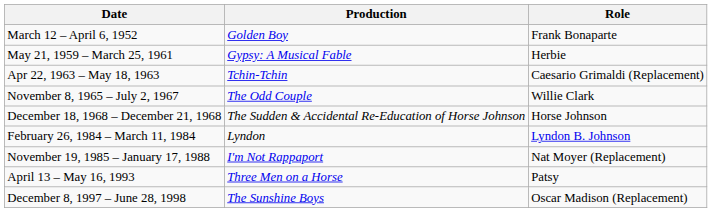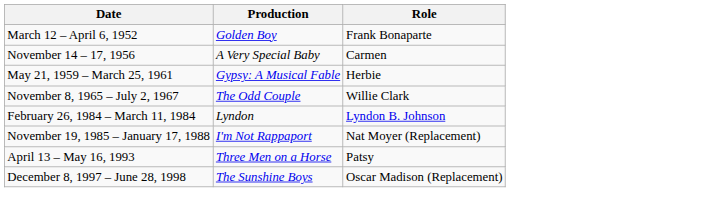+ row: (71, 55)
- row: (83, 75)
- row: (114, 116)
